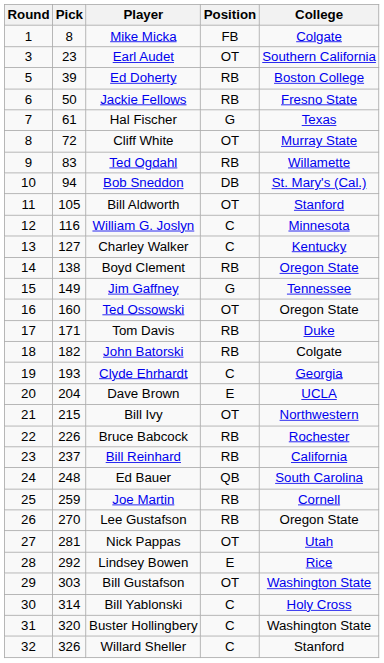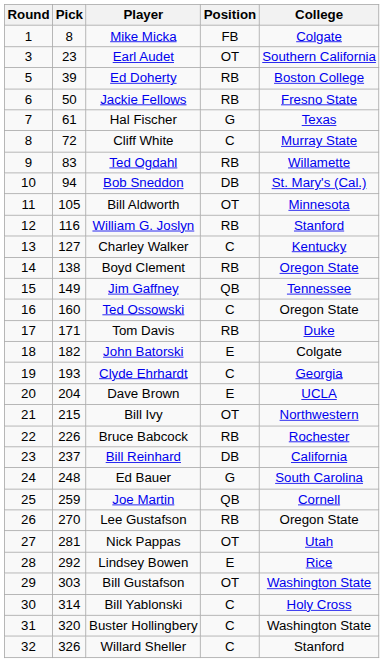(230, 141) OT -> (230, 141) C
(319, 204) Stanford -> (319, 204) Minnesota
(230, 225) C -> (230, 225) RB
(319, 225) Minnesota -> (319, 225) Stanford
(230, 288) G -> (230, 288) QB
(230, 309) OT -> (230, 309) C
(230, 352) RB -> (230, 352) E
(230, 457) RB -> (230, 457) DB
(230, 478) QB -> (230, 478) G
(230, 499) RB -> (230, 499) QB
